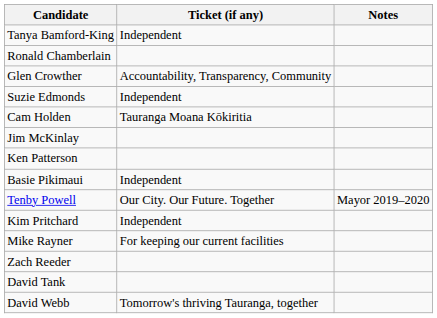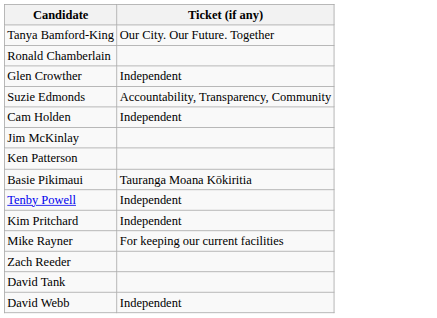- column: (383, 14)
(151, 35) Independent -> (197, 35) Our City. Our Future. Together
(226, 76) Accountability, Transparency, Community -> (151, 76) Independent
(151, 97) Independent -> (226, 97) Accountability, Transparency, Community
(186, 117) Tauranga Moana Kōkiritia -> (151, 117) Independent
(151, 179) Independent -> (186, 179) Tauranga Moana Kōkiritia
(197, 199) Our City. Our Future. Together -> (151, 199) Independent
(219, 302) Tomorrow's thriving Tauranga, together -> (151, 302) Independent
